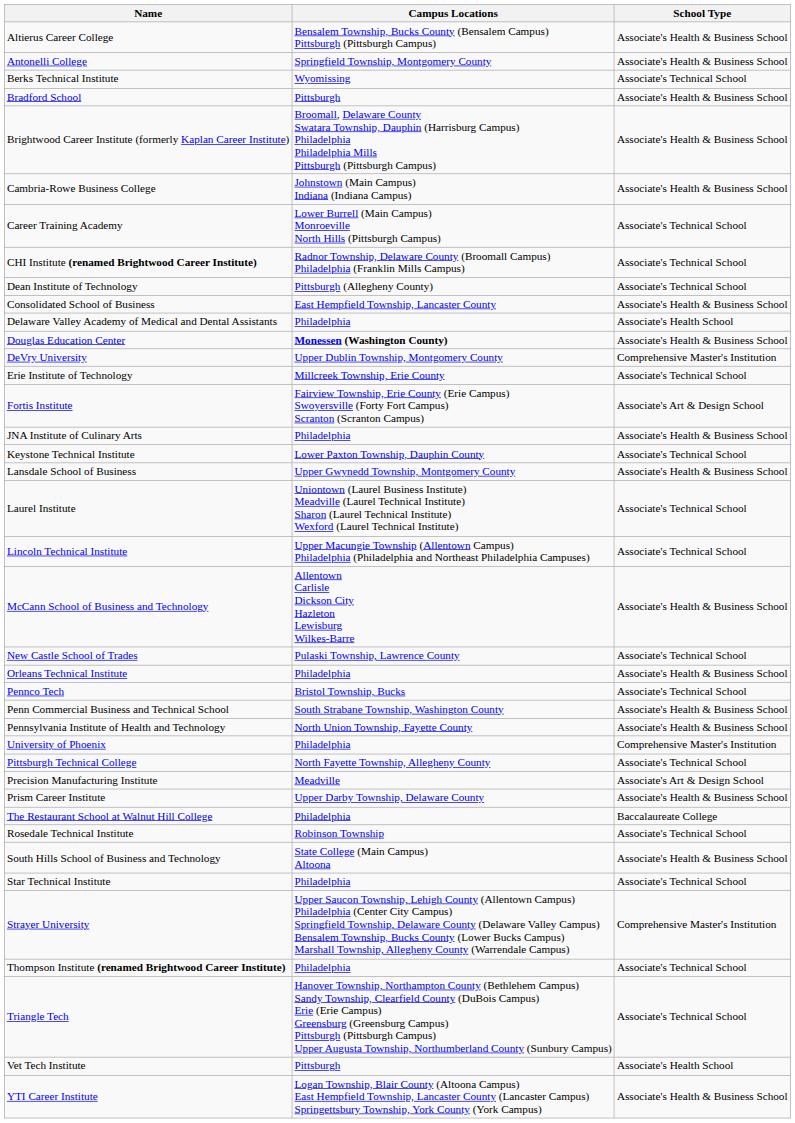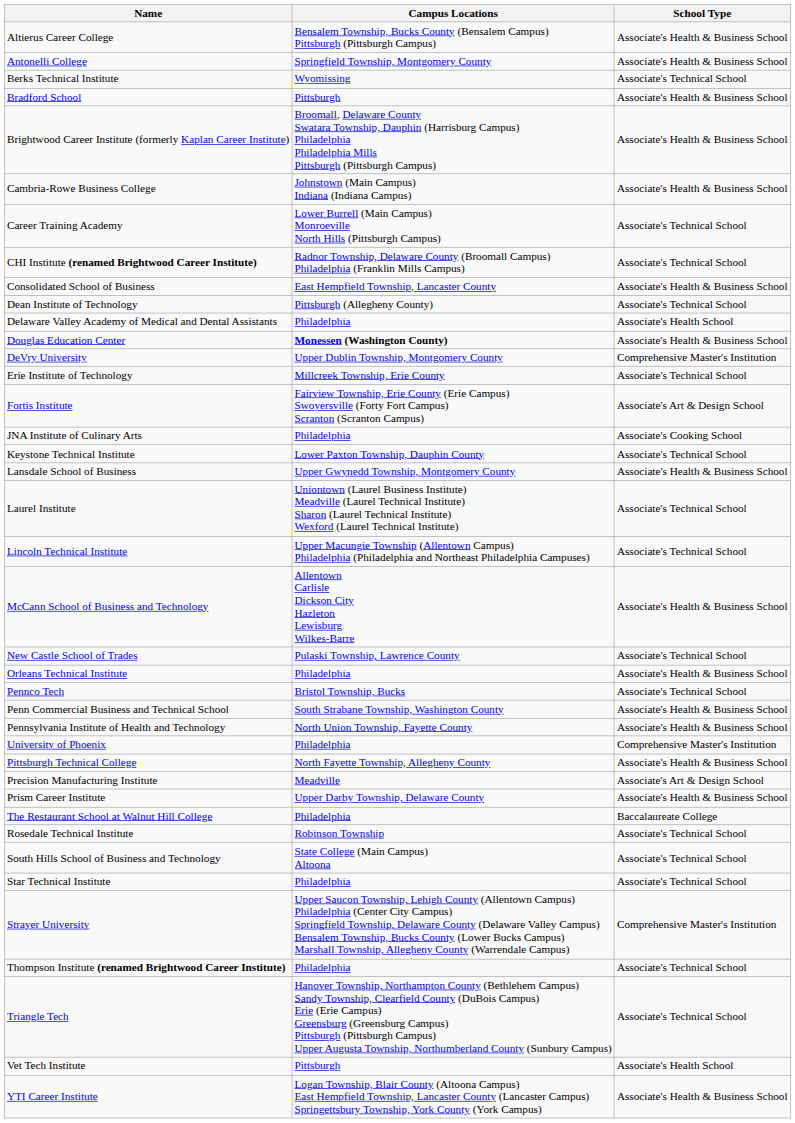rows swapped: (81, 304) <-> (72, 286)
(702, 436) Associate's Health & Business School -> (680, 436) Associate's Cooking School
(682, 762) Associate's Technical School -> (702, 762) Associate's Health & Business School
(702, 857) Associate's Health & Business School -> (682, 857) Associate's Technical School
